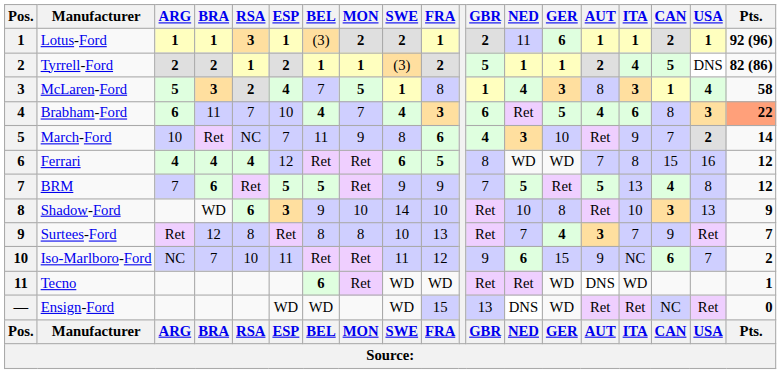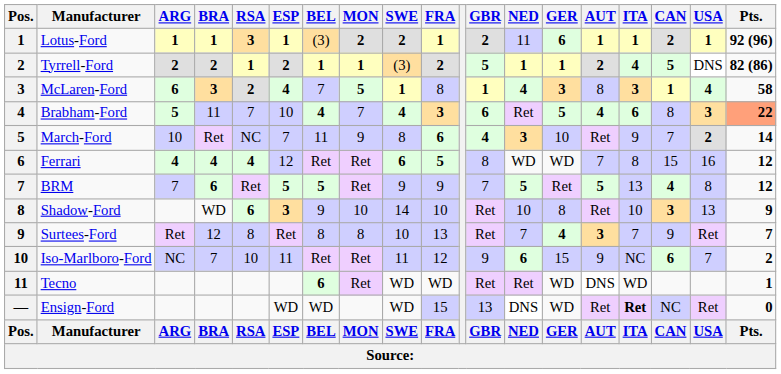(175, 88) 5 -> (175, 88) 6
(175, 113) 6 -> (175, 113) 5
(635, 307) normal -> (635, 307) bold
